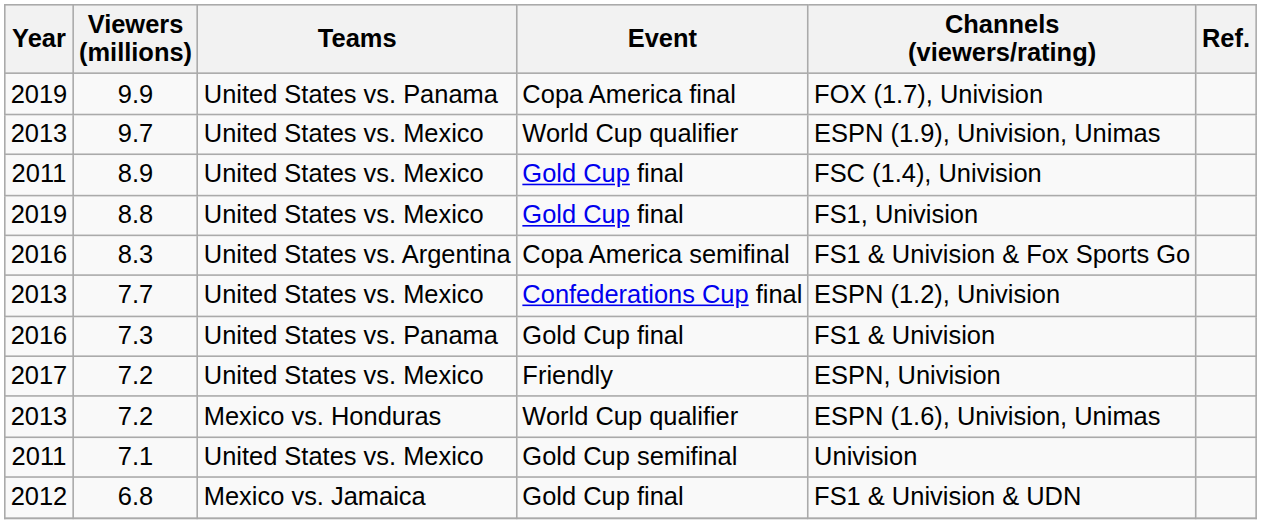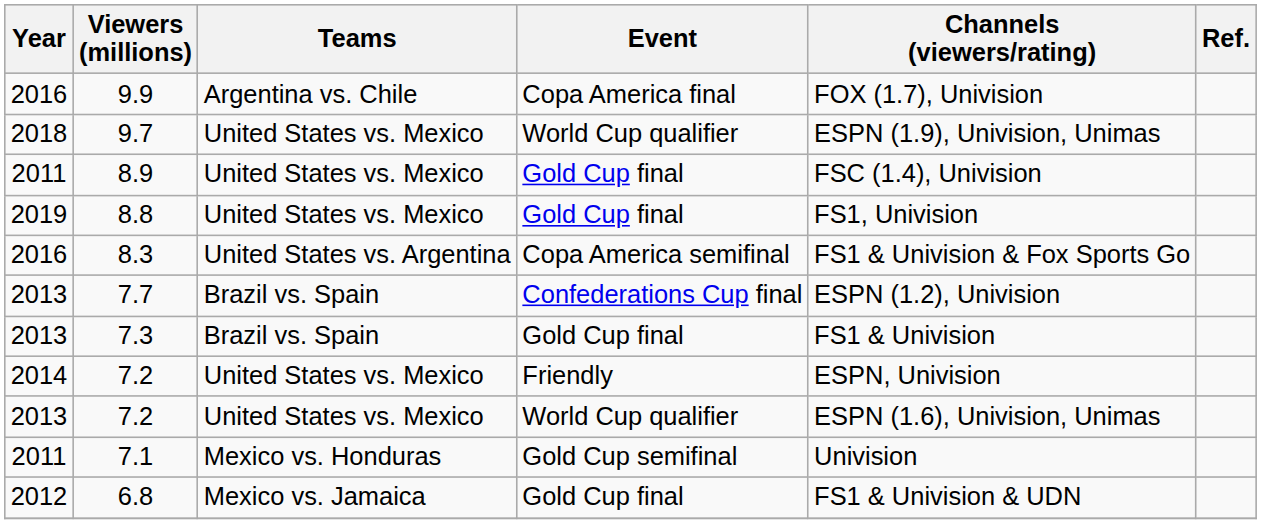(39, 93) 2019 -> (39, 93) 2016
(351, 93) United States vs. Panama -> (311, 93) Argentina vs. Chile
(39, 133) 2013 -> (39, 133) 2018
(344, 295) United States vs. Mexico -> (291, 295) Brazil vs. Spain
(39, 335) 2016 -> (39, 335) 2013
(351, 335) United States vs. Panama -> (291, 335) Brazil vs. Spain
(39, 376) 2017 -> (39, 376) 2014
(323, 416) Mexico vs. Honduras -> (344, 416) United States vs. Mexico
(344, 456) United States vs. Mexico -> (323, 456) Mexico vs. Honduras
